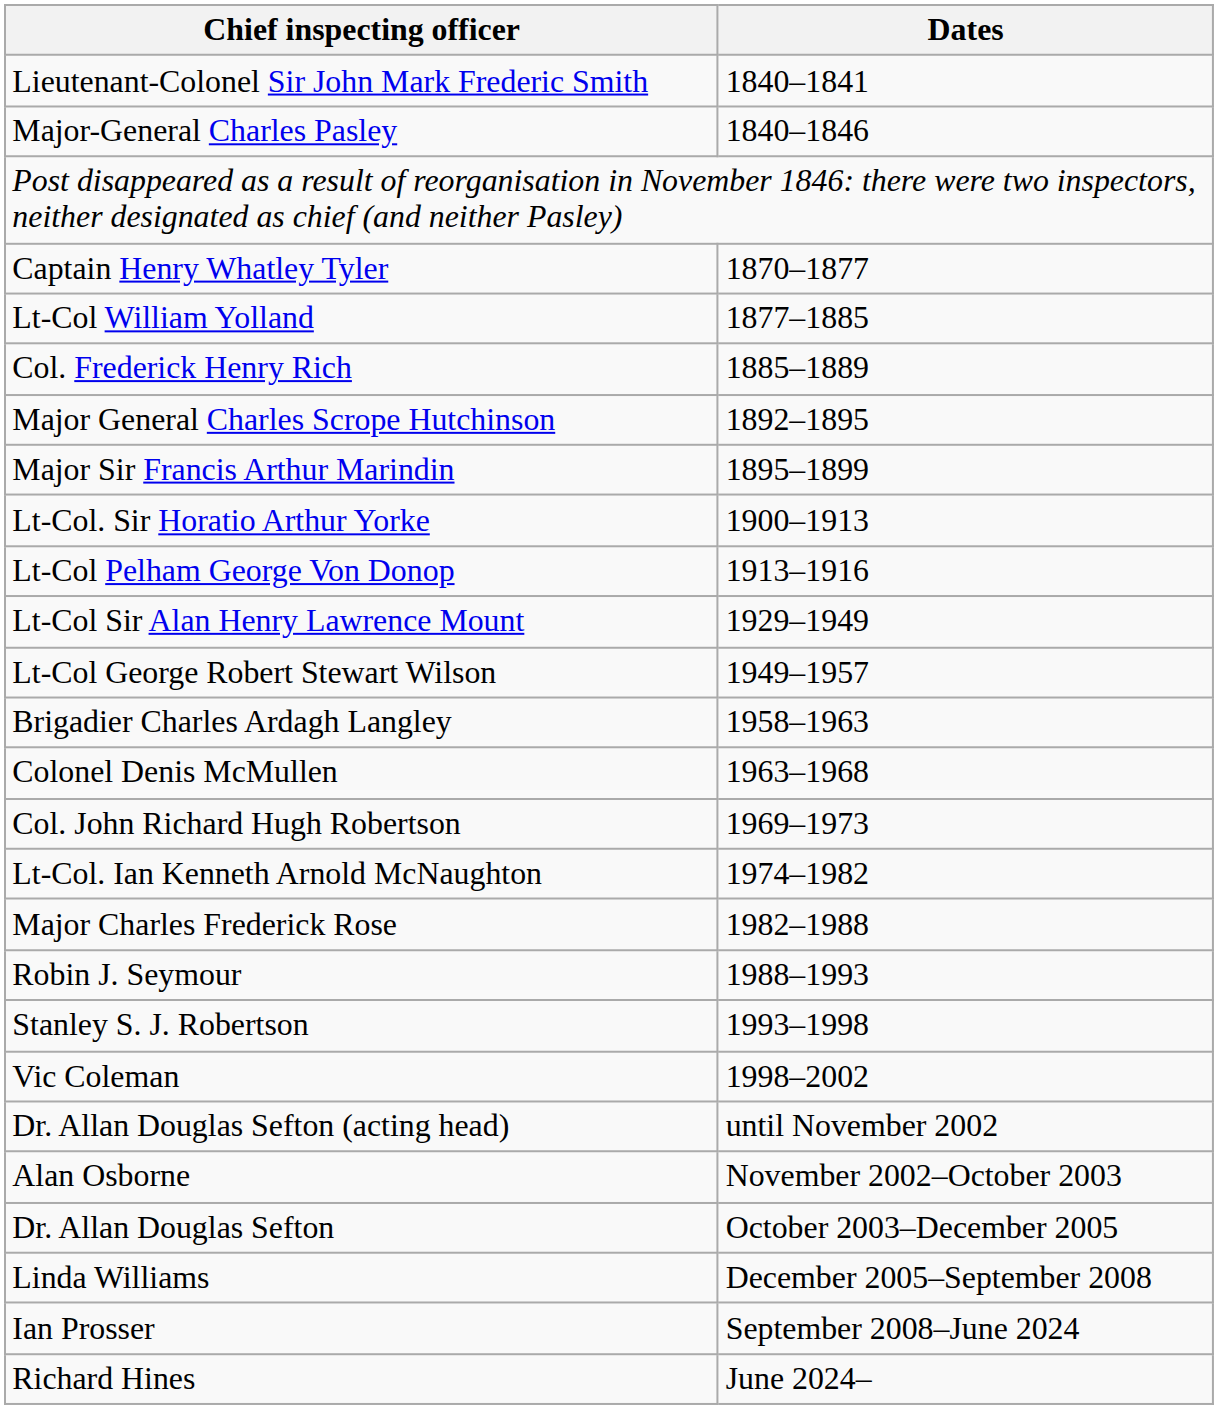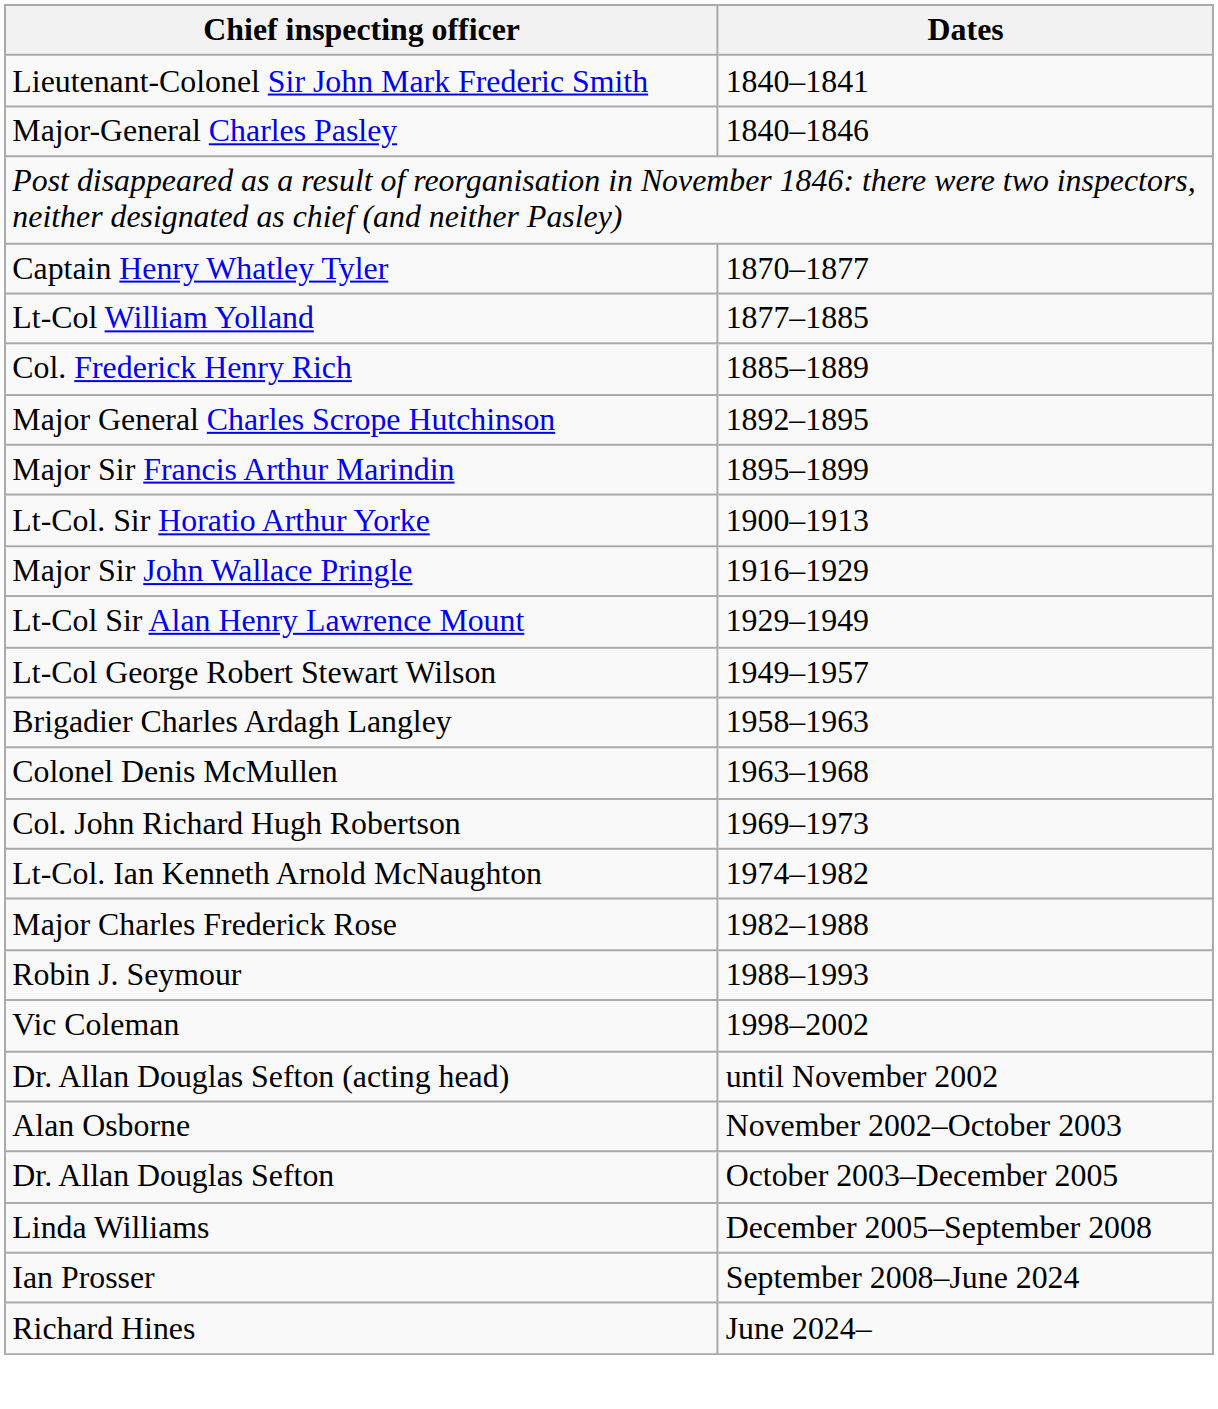- row: (233, 570)
+ row: (212, 570)
- row: (160, 1024)
